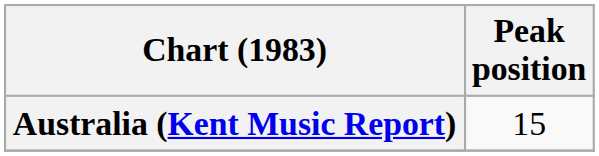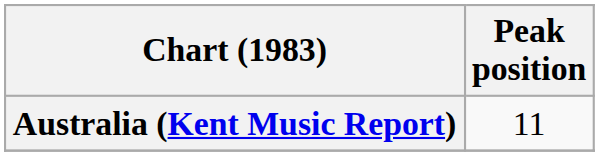(529, 122) 15 -> (529, 122) 11
